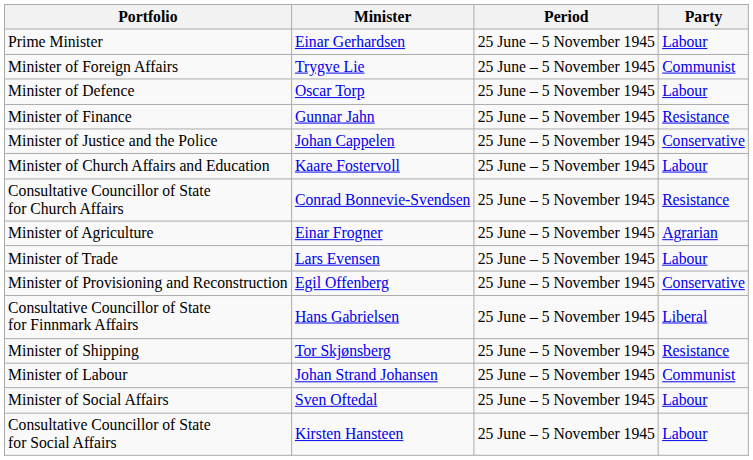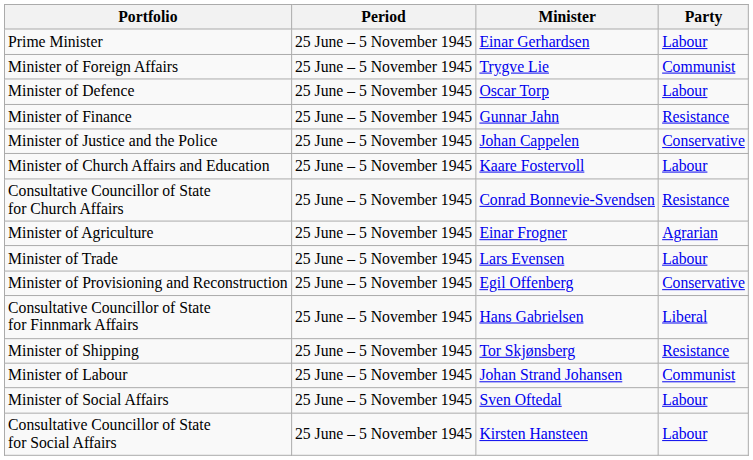columns swapped: (383, 16) <-> (566, 16)
